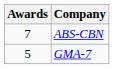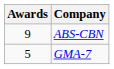(28, 34) 7 -> (28, 34) 9
